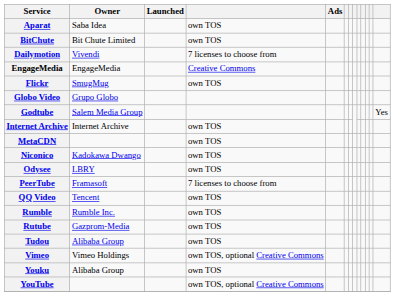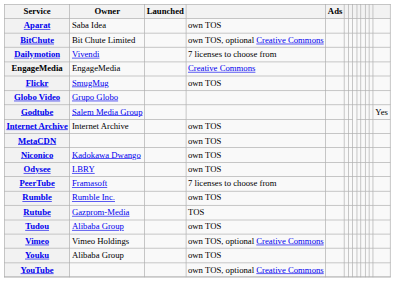(205, 39) own TOS -> (256, 39) own TOS, optional Creative Commons
- row: (37, 197)
(205, 226) own TOS -> (196, 212) TOS
